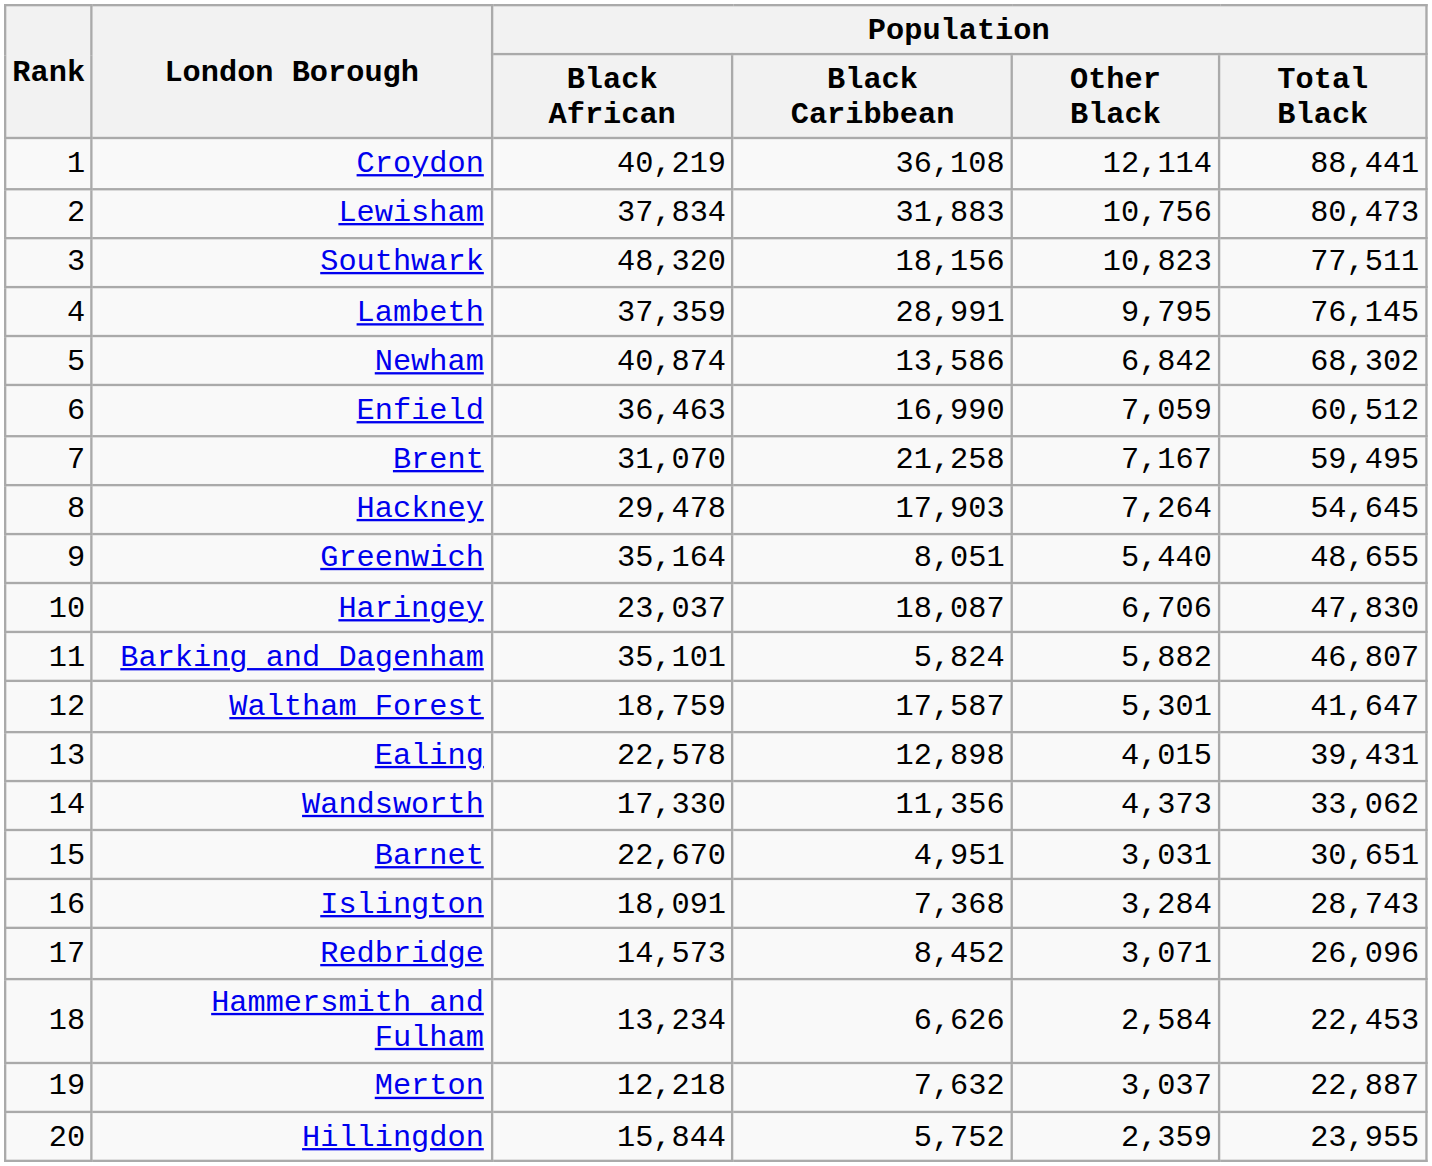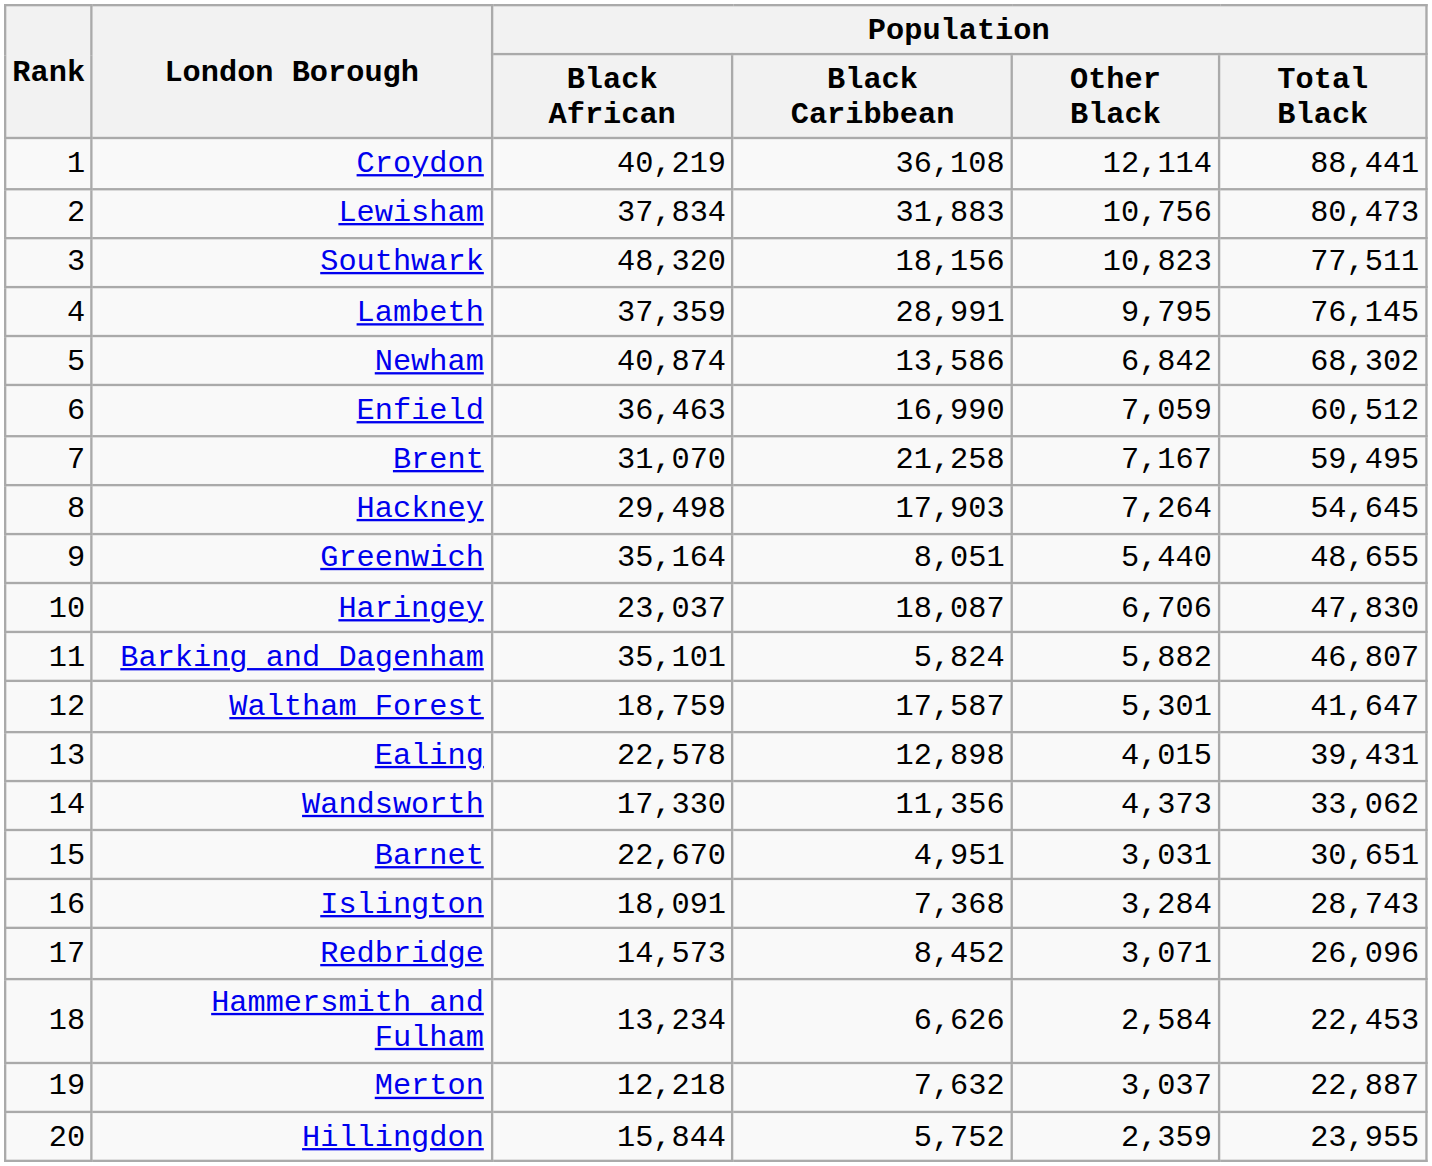(672, 509) 29,478 -> (672, 509) 29,498
